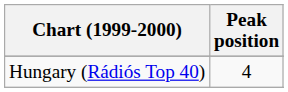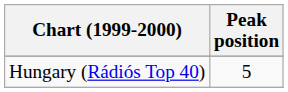(247, 71) 4 -> (247, 71) 5
